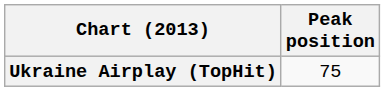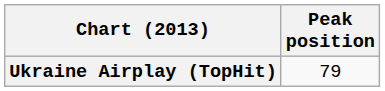(330, 72) 75 -> (330, 72) 79
